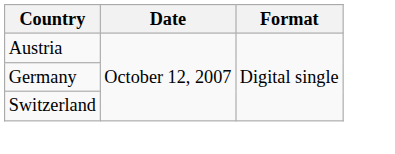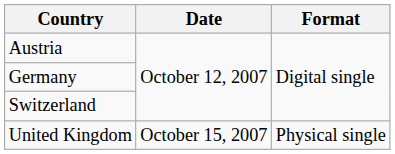+ row: (70, 134)
